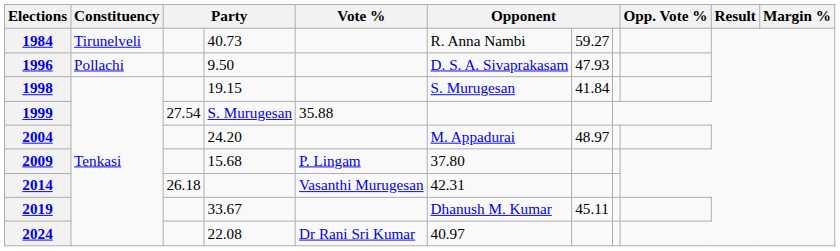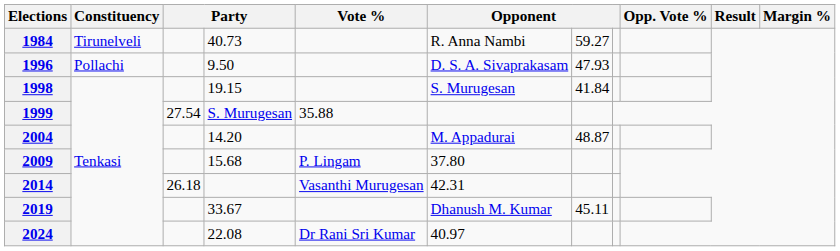(225, 137) 24.20 -> (225, 137) 14.20
(592, 137) 48.97 -> (592, 137) 48.87
